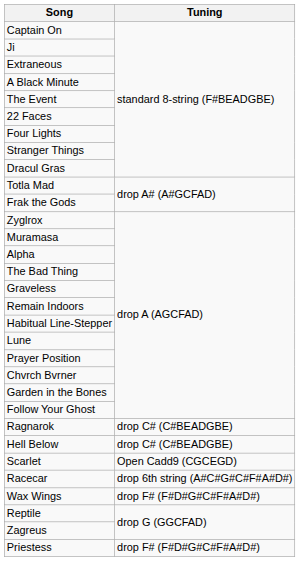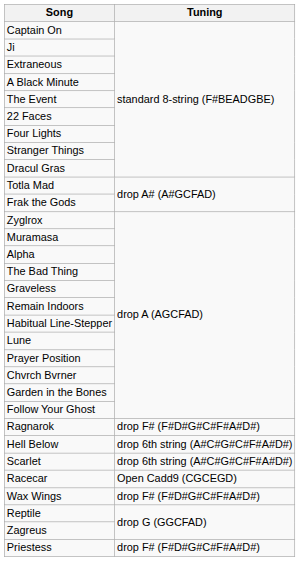(175, 427) drop C# (C#BEADGBE) -> (188, 427) drop F# (F#D#G#C#F#A#D#)
(175, 444) drop C# (C#BEADGBE) -> (205, 444) drop 6th string (A#C#G#C#F#A#D#)
(177, 461) Open Cadd9 (CGCEGD) -> (205, 461) drop 6th string (A#C#G#C#F#A#D#)
(205, 479) drop 6th string (A#C#G#C#F#A#D#) -> (177, 479) Open Cadd9 (CGCEGD)
